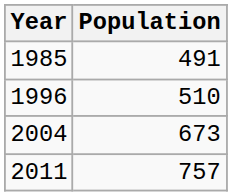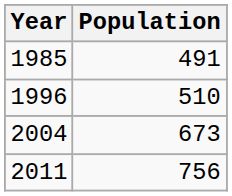(199, 171) 757 -> (199, 171) 756
